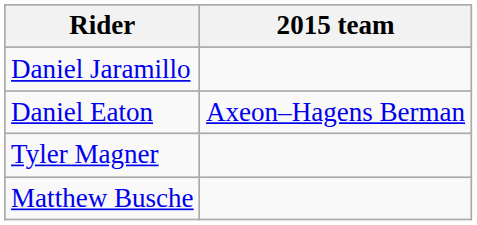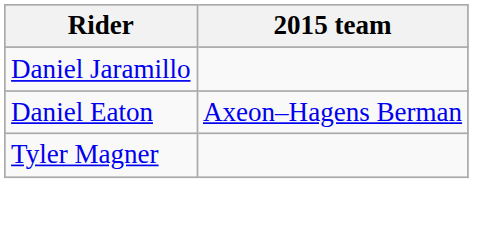- row: (102, 197)
